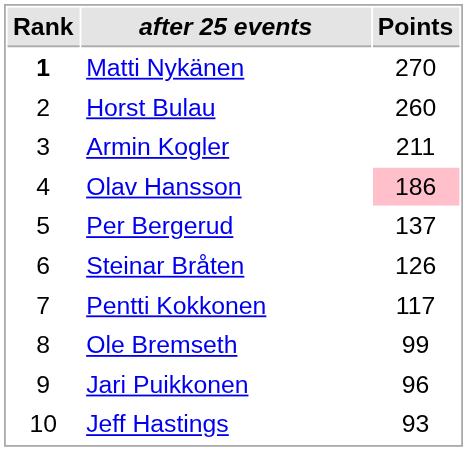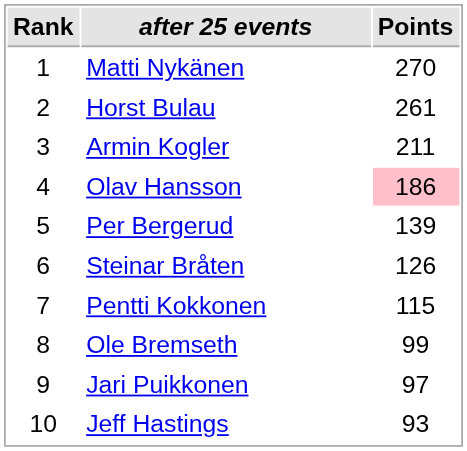(43, 68) bold -> (43, 68) normal
(416, 108) 260 -> (416, 108) 261
(416, 226) 137 -> (416, 226) 139
(416, 306) 117 -> (416, 306) 115
(416, 385) 96 -> (416, 385) 97
